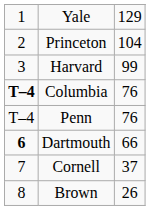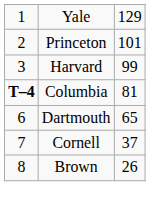(130, 42) 104 -> (130, 42) 101
(130, 92) 76 -> (130, 92) 81
- row: (76, 117)
(21, 142) bold -> (21, 117) normal
(130, 142) 66 -> (130, 117) 65
